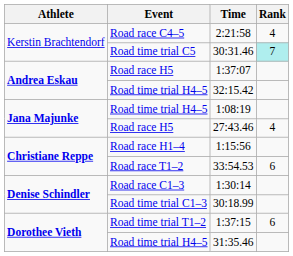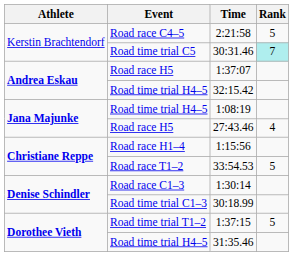(272, 33) 4 -> (272, 33) 5
(272, 166) 6 -> (272, 166) 5
(272, 223) 6 -> (272, 223) 5
